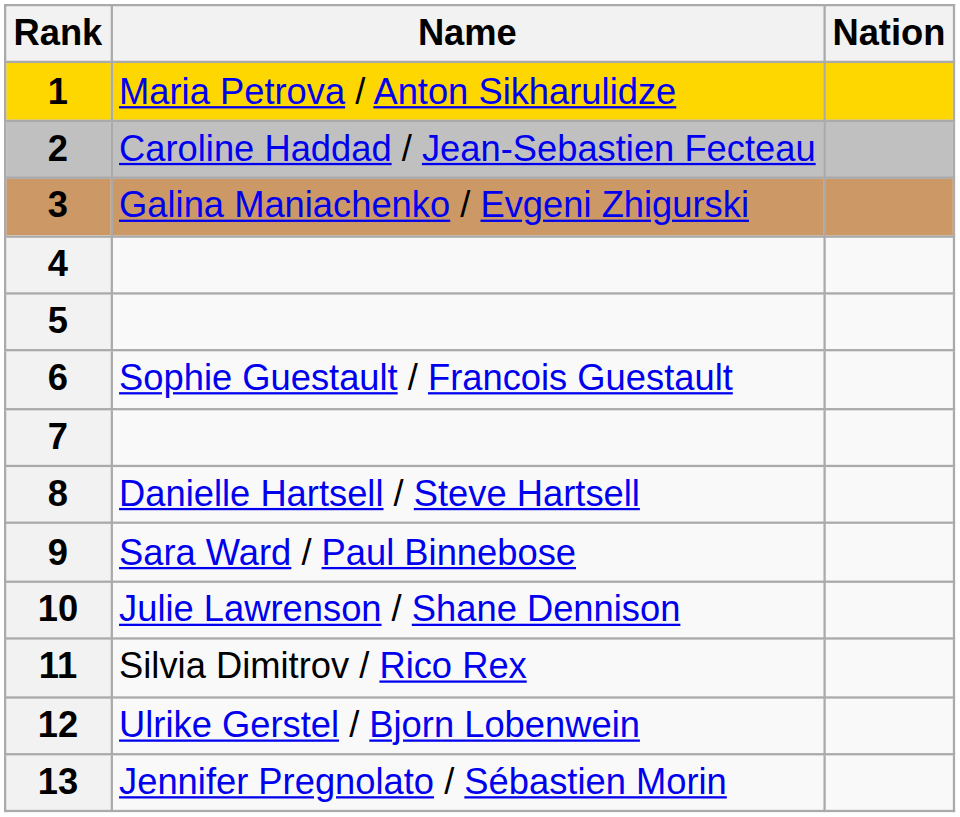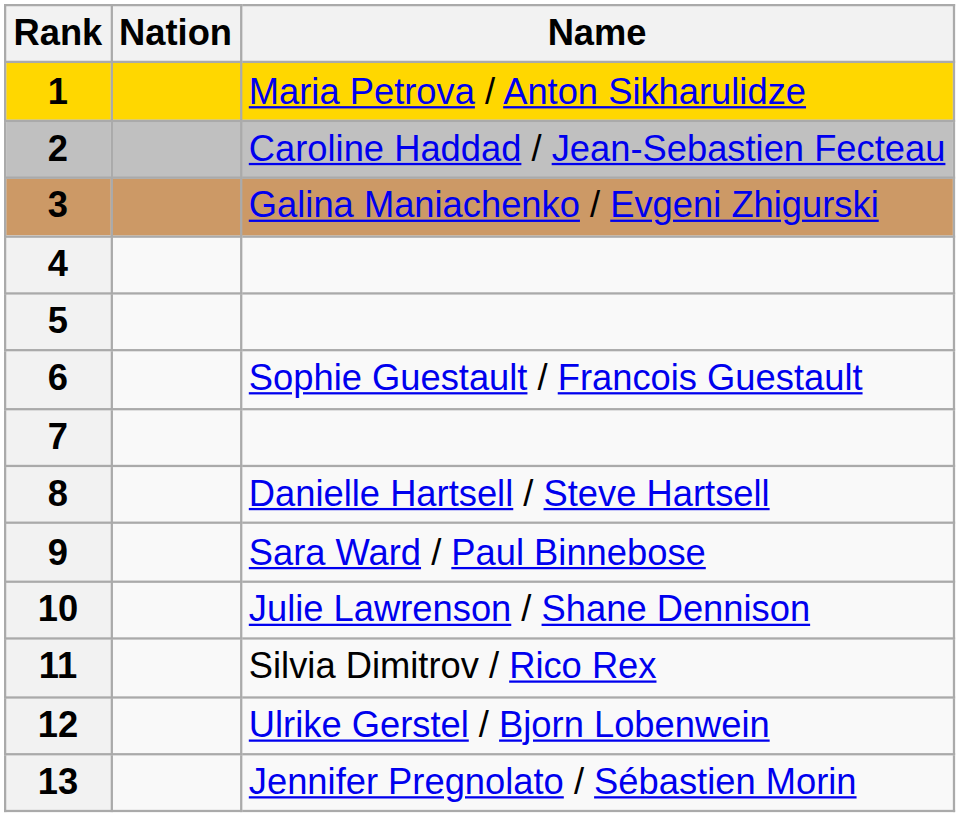columns swapped: (467, 33) <-> (889, 33)
